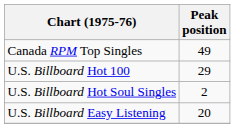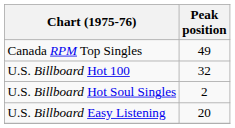(204, 71) 29 -> (204, 71) 32
